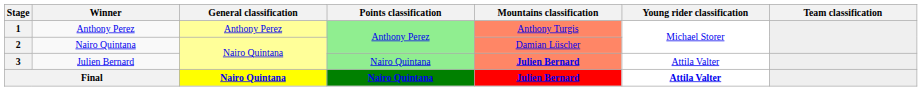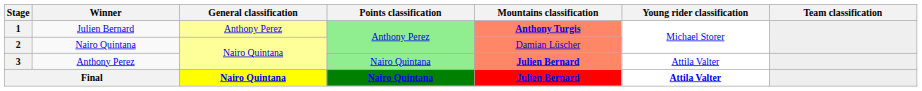(106, 29) Anthony Perez -> (106, 29) Julien Bernard
(548, 29) normal -> (548, 29) bold
(106, 61) Julien Bernard -> (106, 61) Anthony Perez
